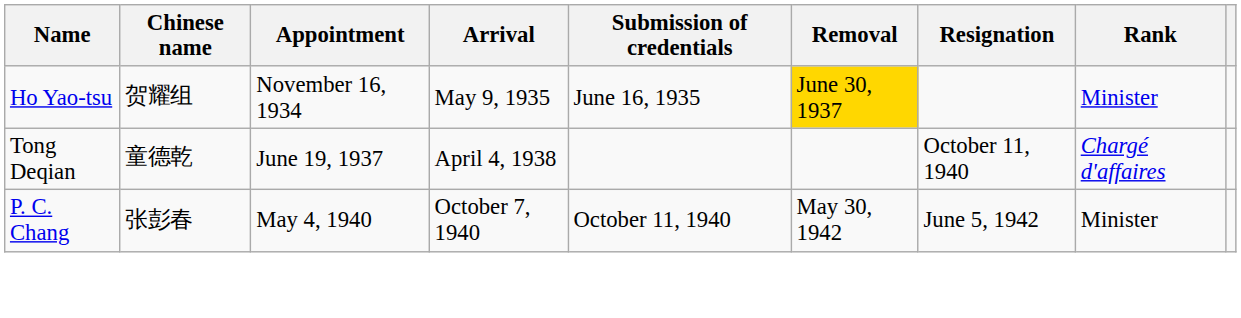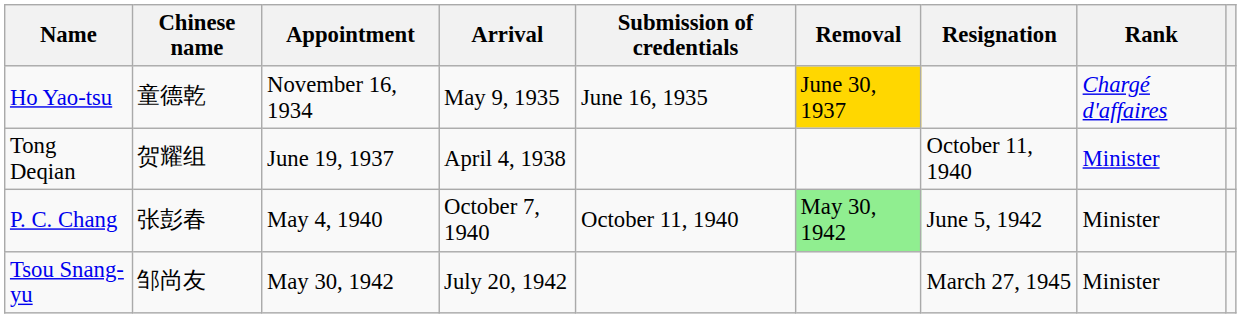(159, 96) 贺耀组 -> (171, 96) 童德乾
(1119, 96) Minister -> (1125, 96) Chargé d'affaires
(159, 157) 童德乾 -> (171, 157) 贺耀组
(1123, 158) Chargé d'affaires -> (1121, 158) Minister
(834, 220) no background -> (838, 220) lightgreen background
+ row: (67, 281)
